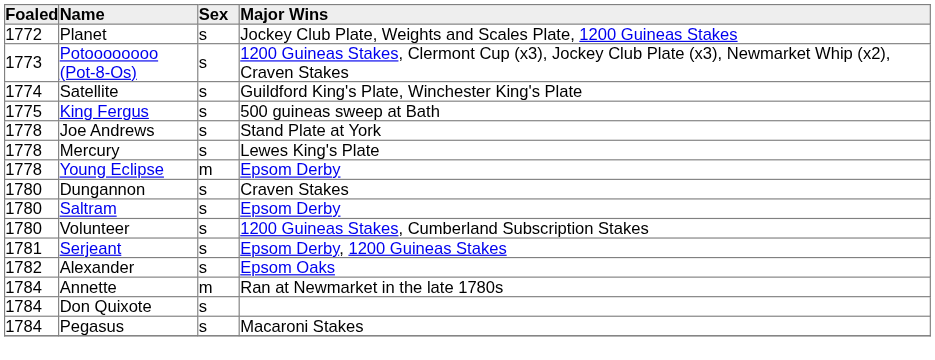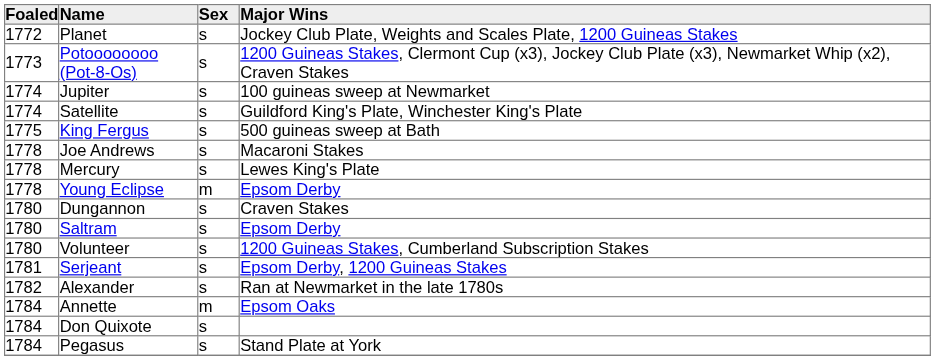+ row: (84, 91)
(311, 130) Stand Plate at York -> (302, 150) Macaroni Stakes
(288, 267) Epsom Oaks -> (372, 287) Ran at Newmarket in the late 1780s
(372, 287) Ran at Newmarket in the late 1780s -> (288, 306) Epsom Oaks
(302, 326) Macaroni Stakes -> (311, 346) Stand Plate at York
